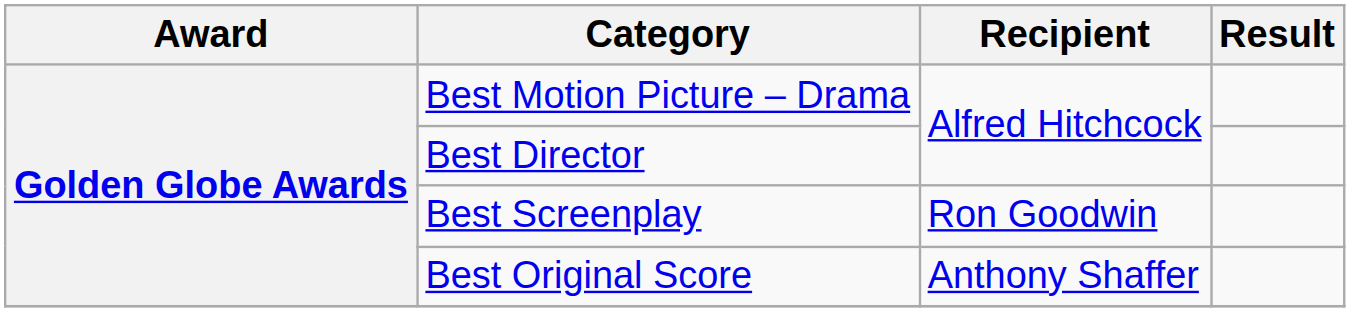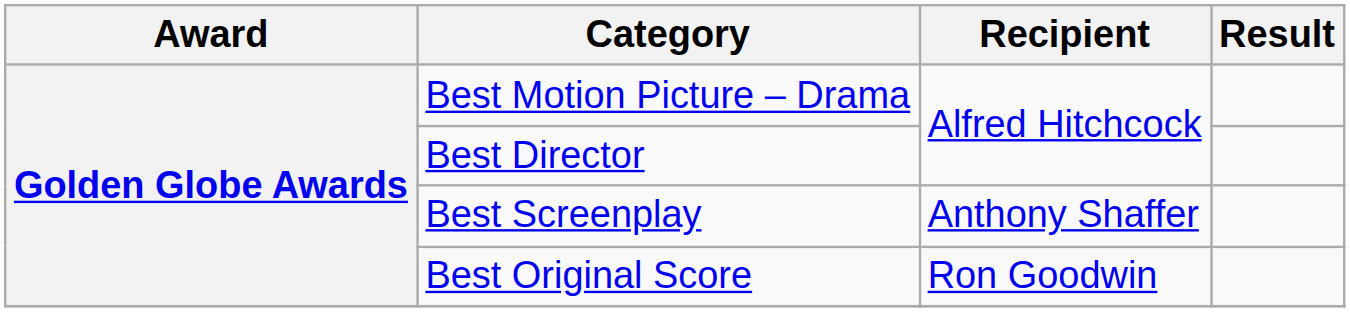(1043, 214) Ron Goodwin -> (1063, 214) Anthony Shaffer
(1063, 275) Anthony Shaffer -> (1043, 275) Ron Goodwin
